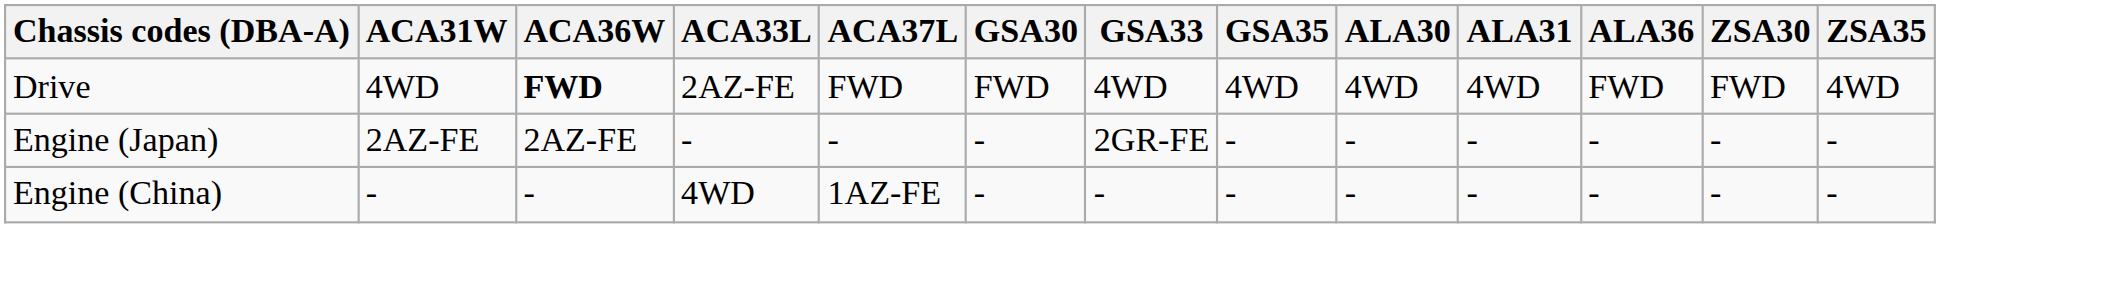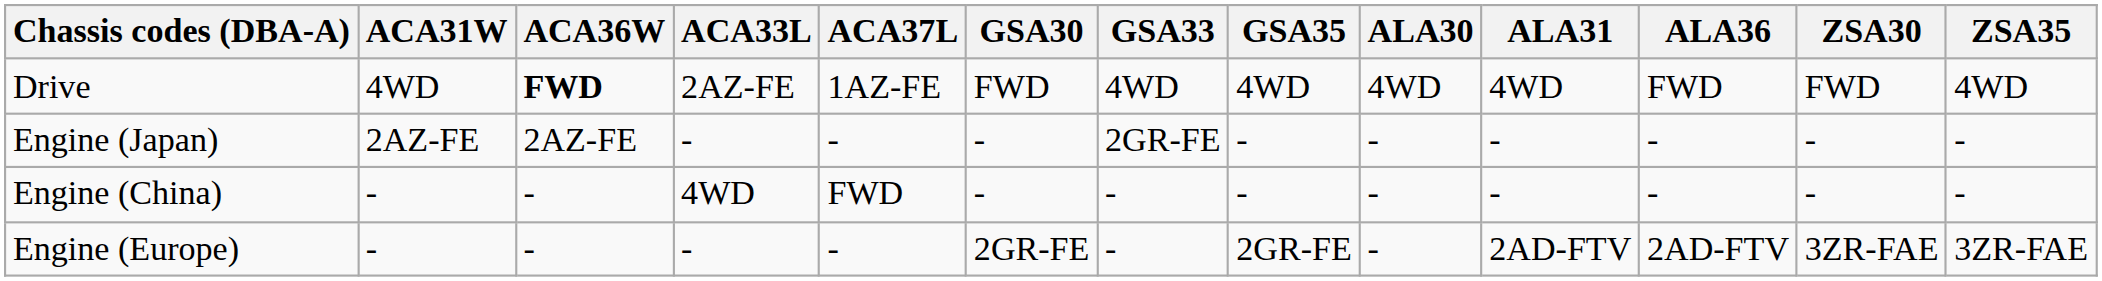(865, 85) FWD -> (884, 85) 1AZ-FE
(884, 193) 1AZ-FE -> (865, 193) FWD
+ row: (126, 247)
